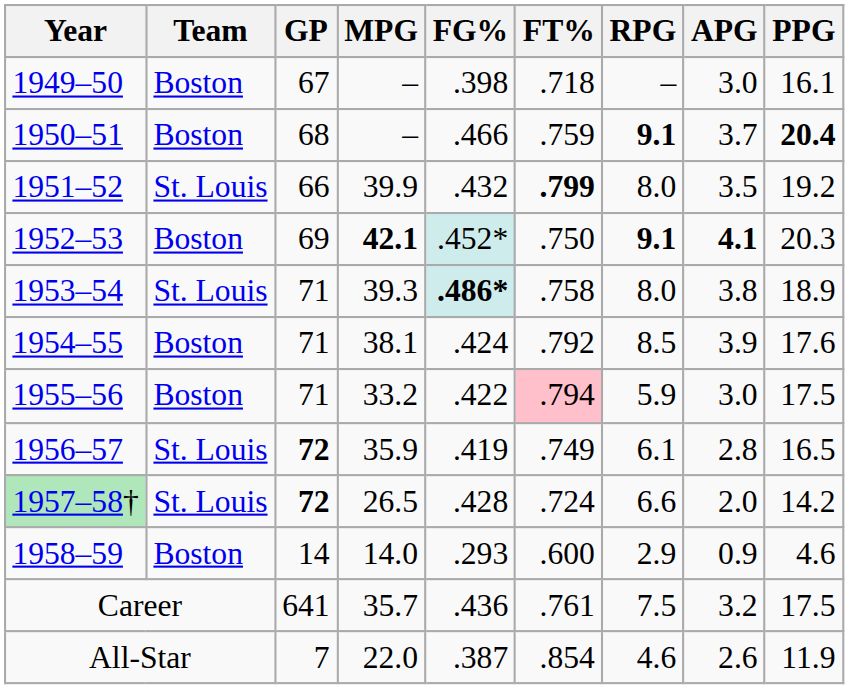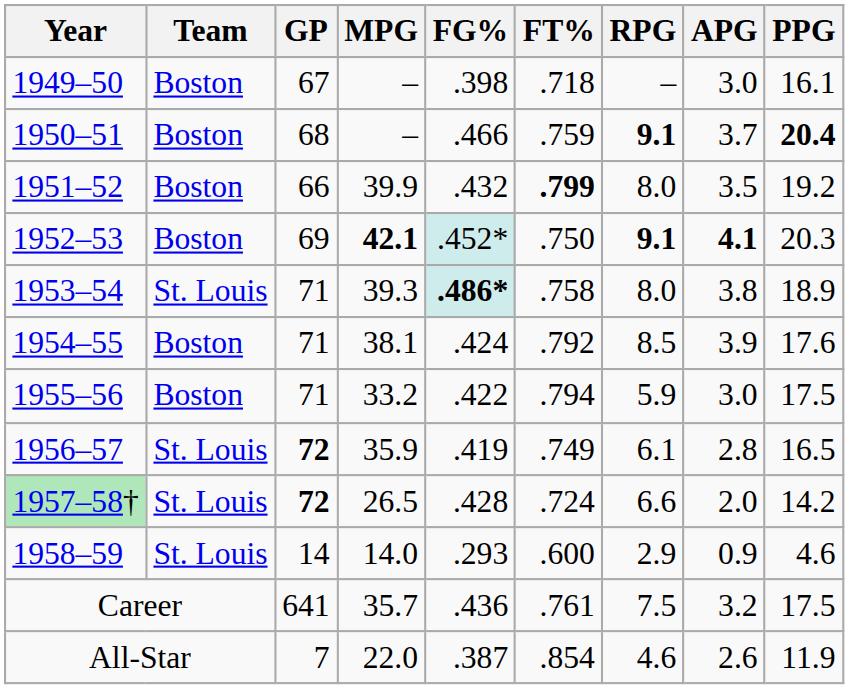(210, 187) St. Louis -> (198, 187) Boston
(567, 395) pink background -> (567, 395) no background
(198, 552) Boston -> (210, 552) St. Louis
